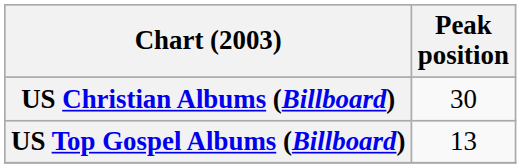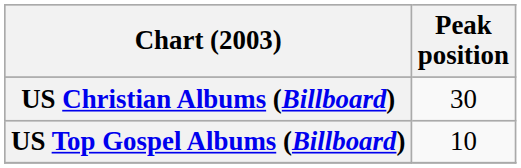(463, 141) 13 -> (463, 141) 10
